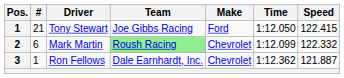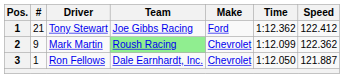(276, 29) 1:12.050 -> (276, 29) 1:12.362
(319, 29) 122.415 -> (319, 29) 122.412
(36, 45) 6 -> (36, 45) 9
(319, 45) 122.332 -> (319, 45) 122.362
(276, 61) 1:12.362 -> (276, 61) 1:12.050
